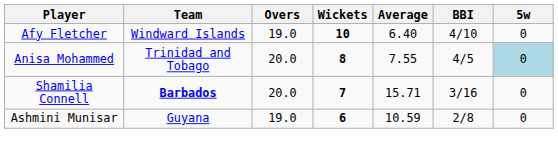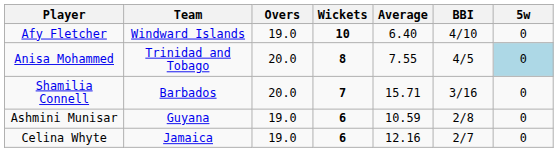(188, 92) bold -> (188, 92) normal
+ row: (64, 138)
